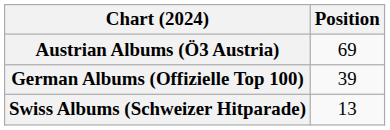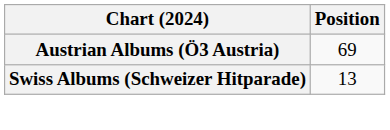- row: (157, 79)
